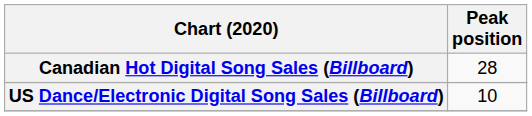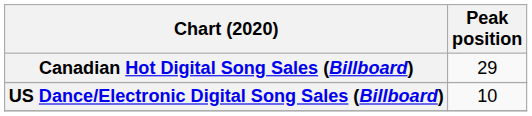(487, 67) 28 -> (487, 67) 29
